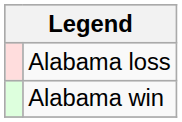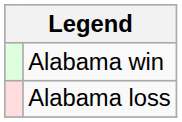rows swapped: (96, 99) <-> (99, 62)
